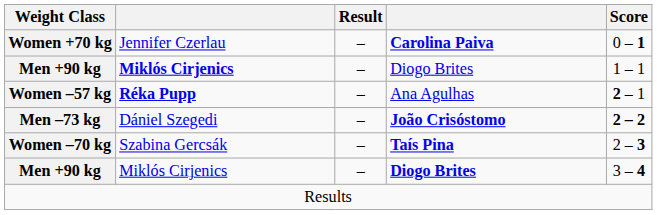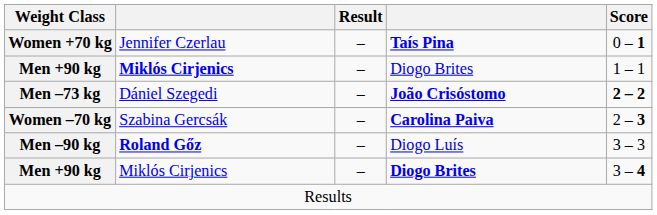(442, 42) Carolina Paiva -> (422, 42) Taís Pina
- row: (60, 94)
(422, 145) Taís Pina -> (442, 119) Carolina Paiva
+ row: (60, 145)
